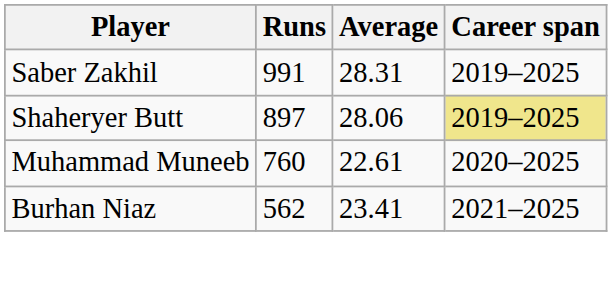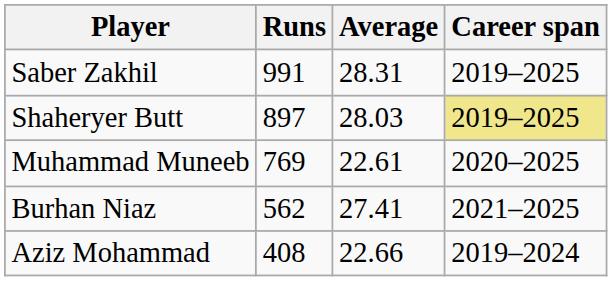(371, 117) 28.06 -> (371, 117) 28.03
(284, 162) 760 -> (284, 162) 769
(371, 207) 23.41 -> (371, 207) 27.41
+ row: (111, 252)
